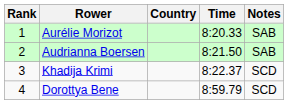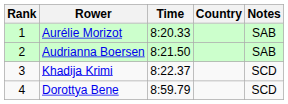columns swapped: (173, 14) <-> (222, 14)
